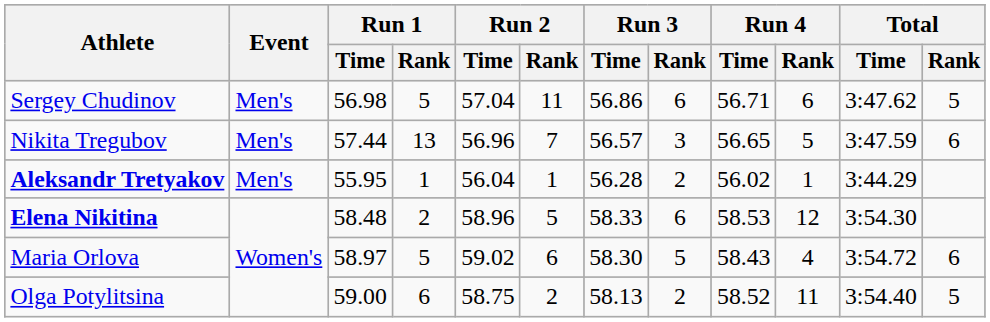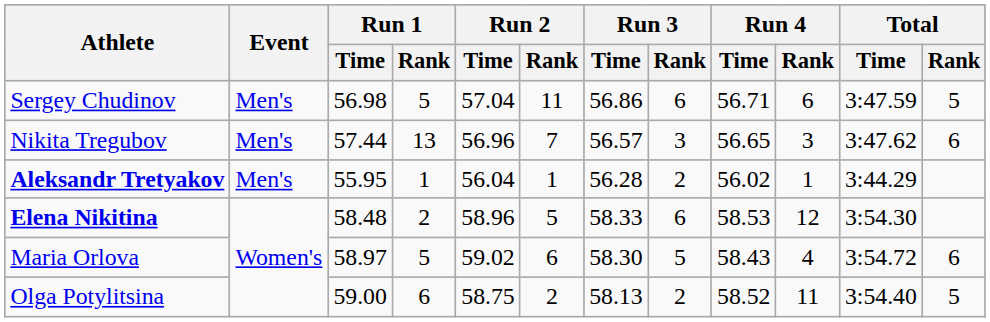(881, 100) 3:47.62 -> (881, 100) 3:47.59
(808, 139) 5 -> (808, 139) 3
(881, 139) 3:47.59 -> (881, 139) 3:47.62
